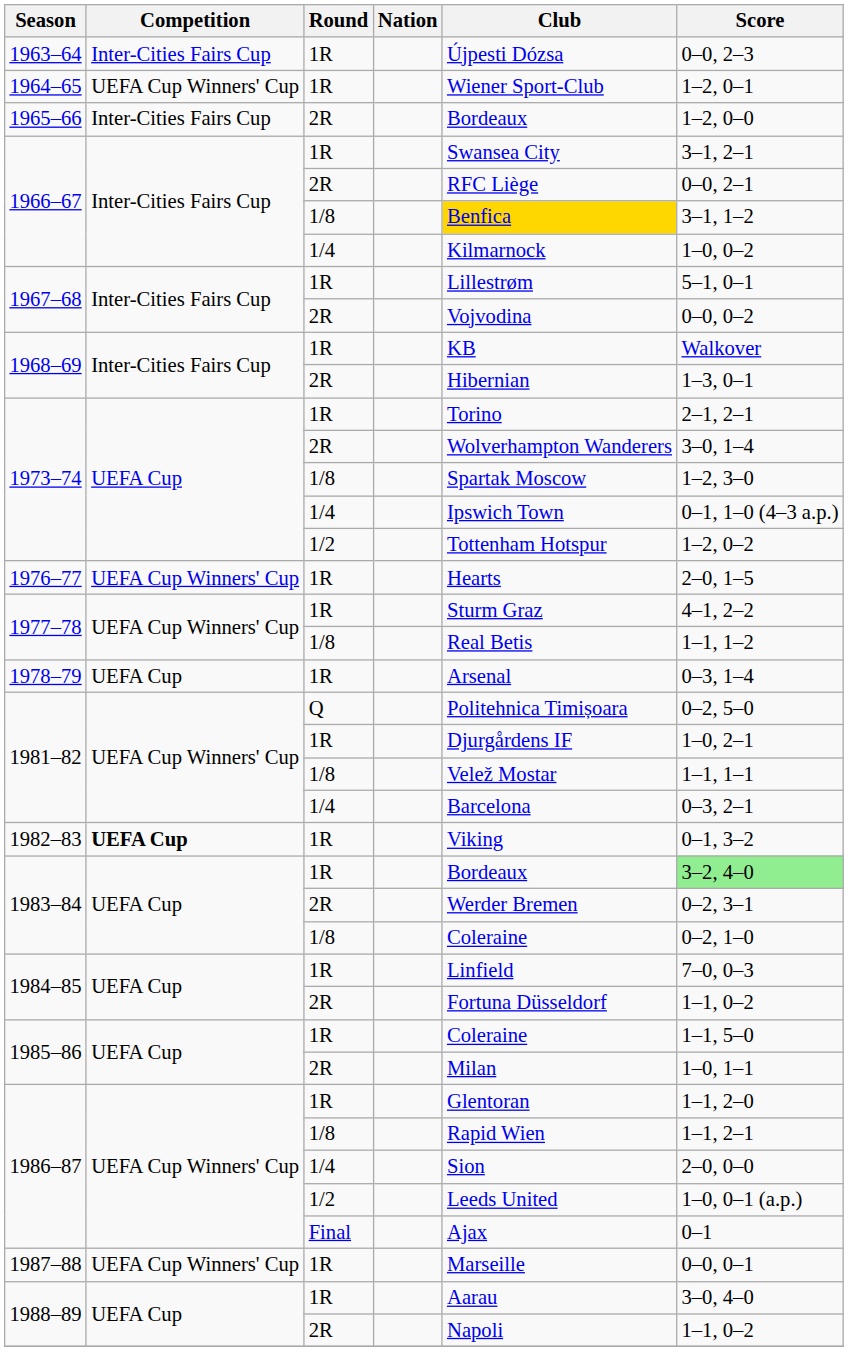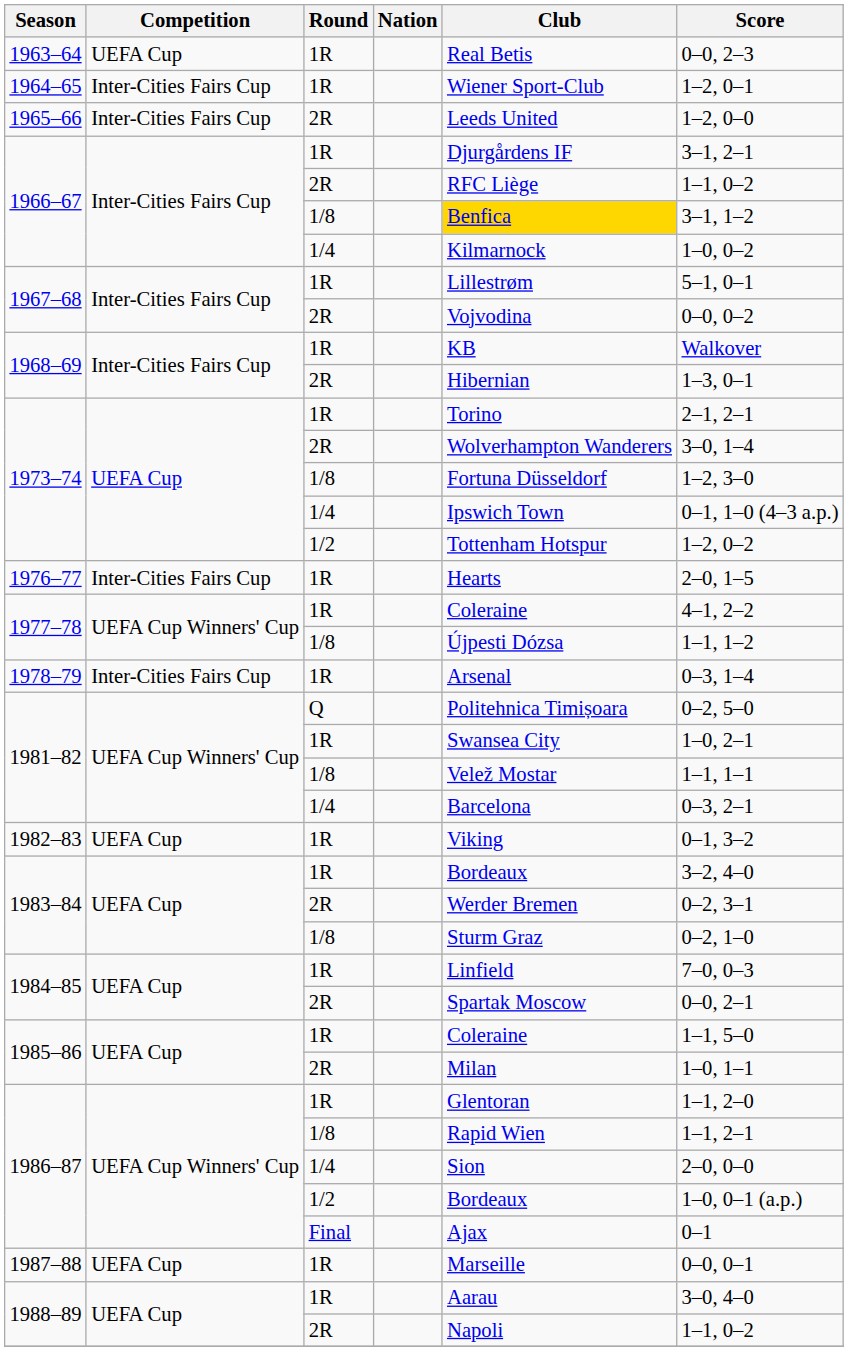(181, 53) Inter-Cities Fairs Cup -> (137, 53) UEFA Cup
(505, 53) Újpesti Dózsa -> (490, 53) Real Betis
(195, 86) UEFA Cup Winners' Cup -> (181, 86) Inter-Cities Fairs Cup
(487, 119) Bordeaux -> (502, 119) Leeds United
(503, 151) Swansea City -> (510, 151) Djurgårdens IF
(718, 184) 0–0, 2–1 -> (718, 184) 1–1, 0–2
(517, 479) Spartak Moscow -> (527, 479) Fortuna Düsseldorf
(195, 577) UEFA Cup Winners' Cup -> (181, 577) Inter-Cities Fairs Cup
(495, 610) Sturm Graz -> (487, 610) Coleraine
(490, 642) Real Betis -> (505, 642) Újpesti Dózsa
(137, 675) UEFA Cup -> (181, 675) Inter-Cities Fairs Cup
(510, 741) Djurgårdens IF -> (503, 741) Swansea City
(139, 839) bold -> (137, 839) normal
(718, 871) lightgreen background -> (718, 871) no background
(487, 937) Coleraine -> (495, 937) Sturm Graz
(527, 1002) Fortuna Düsseldorf -> (517, 1002) Spartak Moscow
(718, 1002) 1–1, 0–2 -> (718, 1002) 0–0, 2–1
(502, 1199) Leeds United -> (487, 1199) Bordeaux
(195, 1264) UEFA Cup Winners' Cup -> (137, 1264) UEFA Cup
